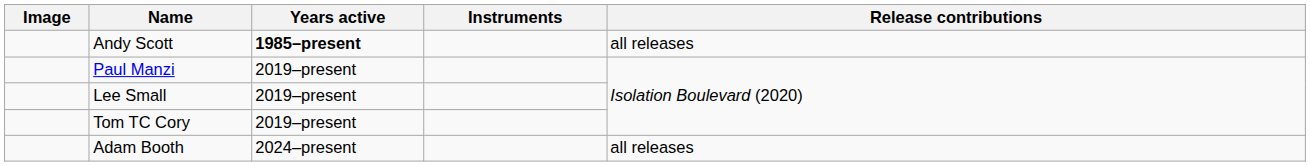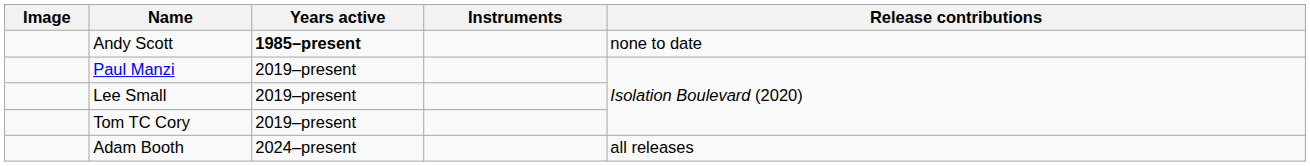(652, 43) all releases -> (656, 43) none to date
